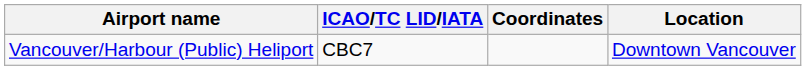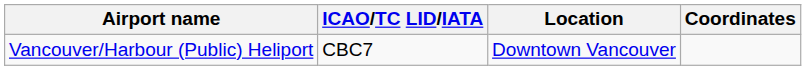columns swapped: (704, 19) <-> (548, 19)
